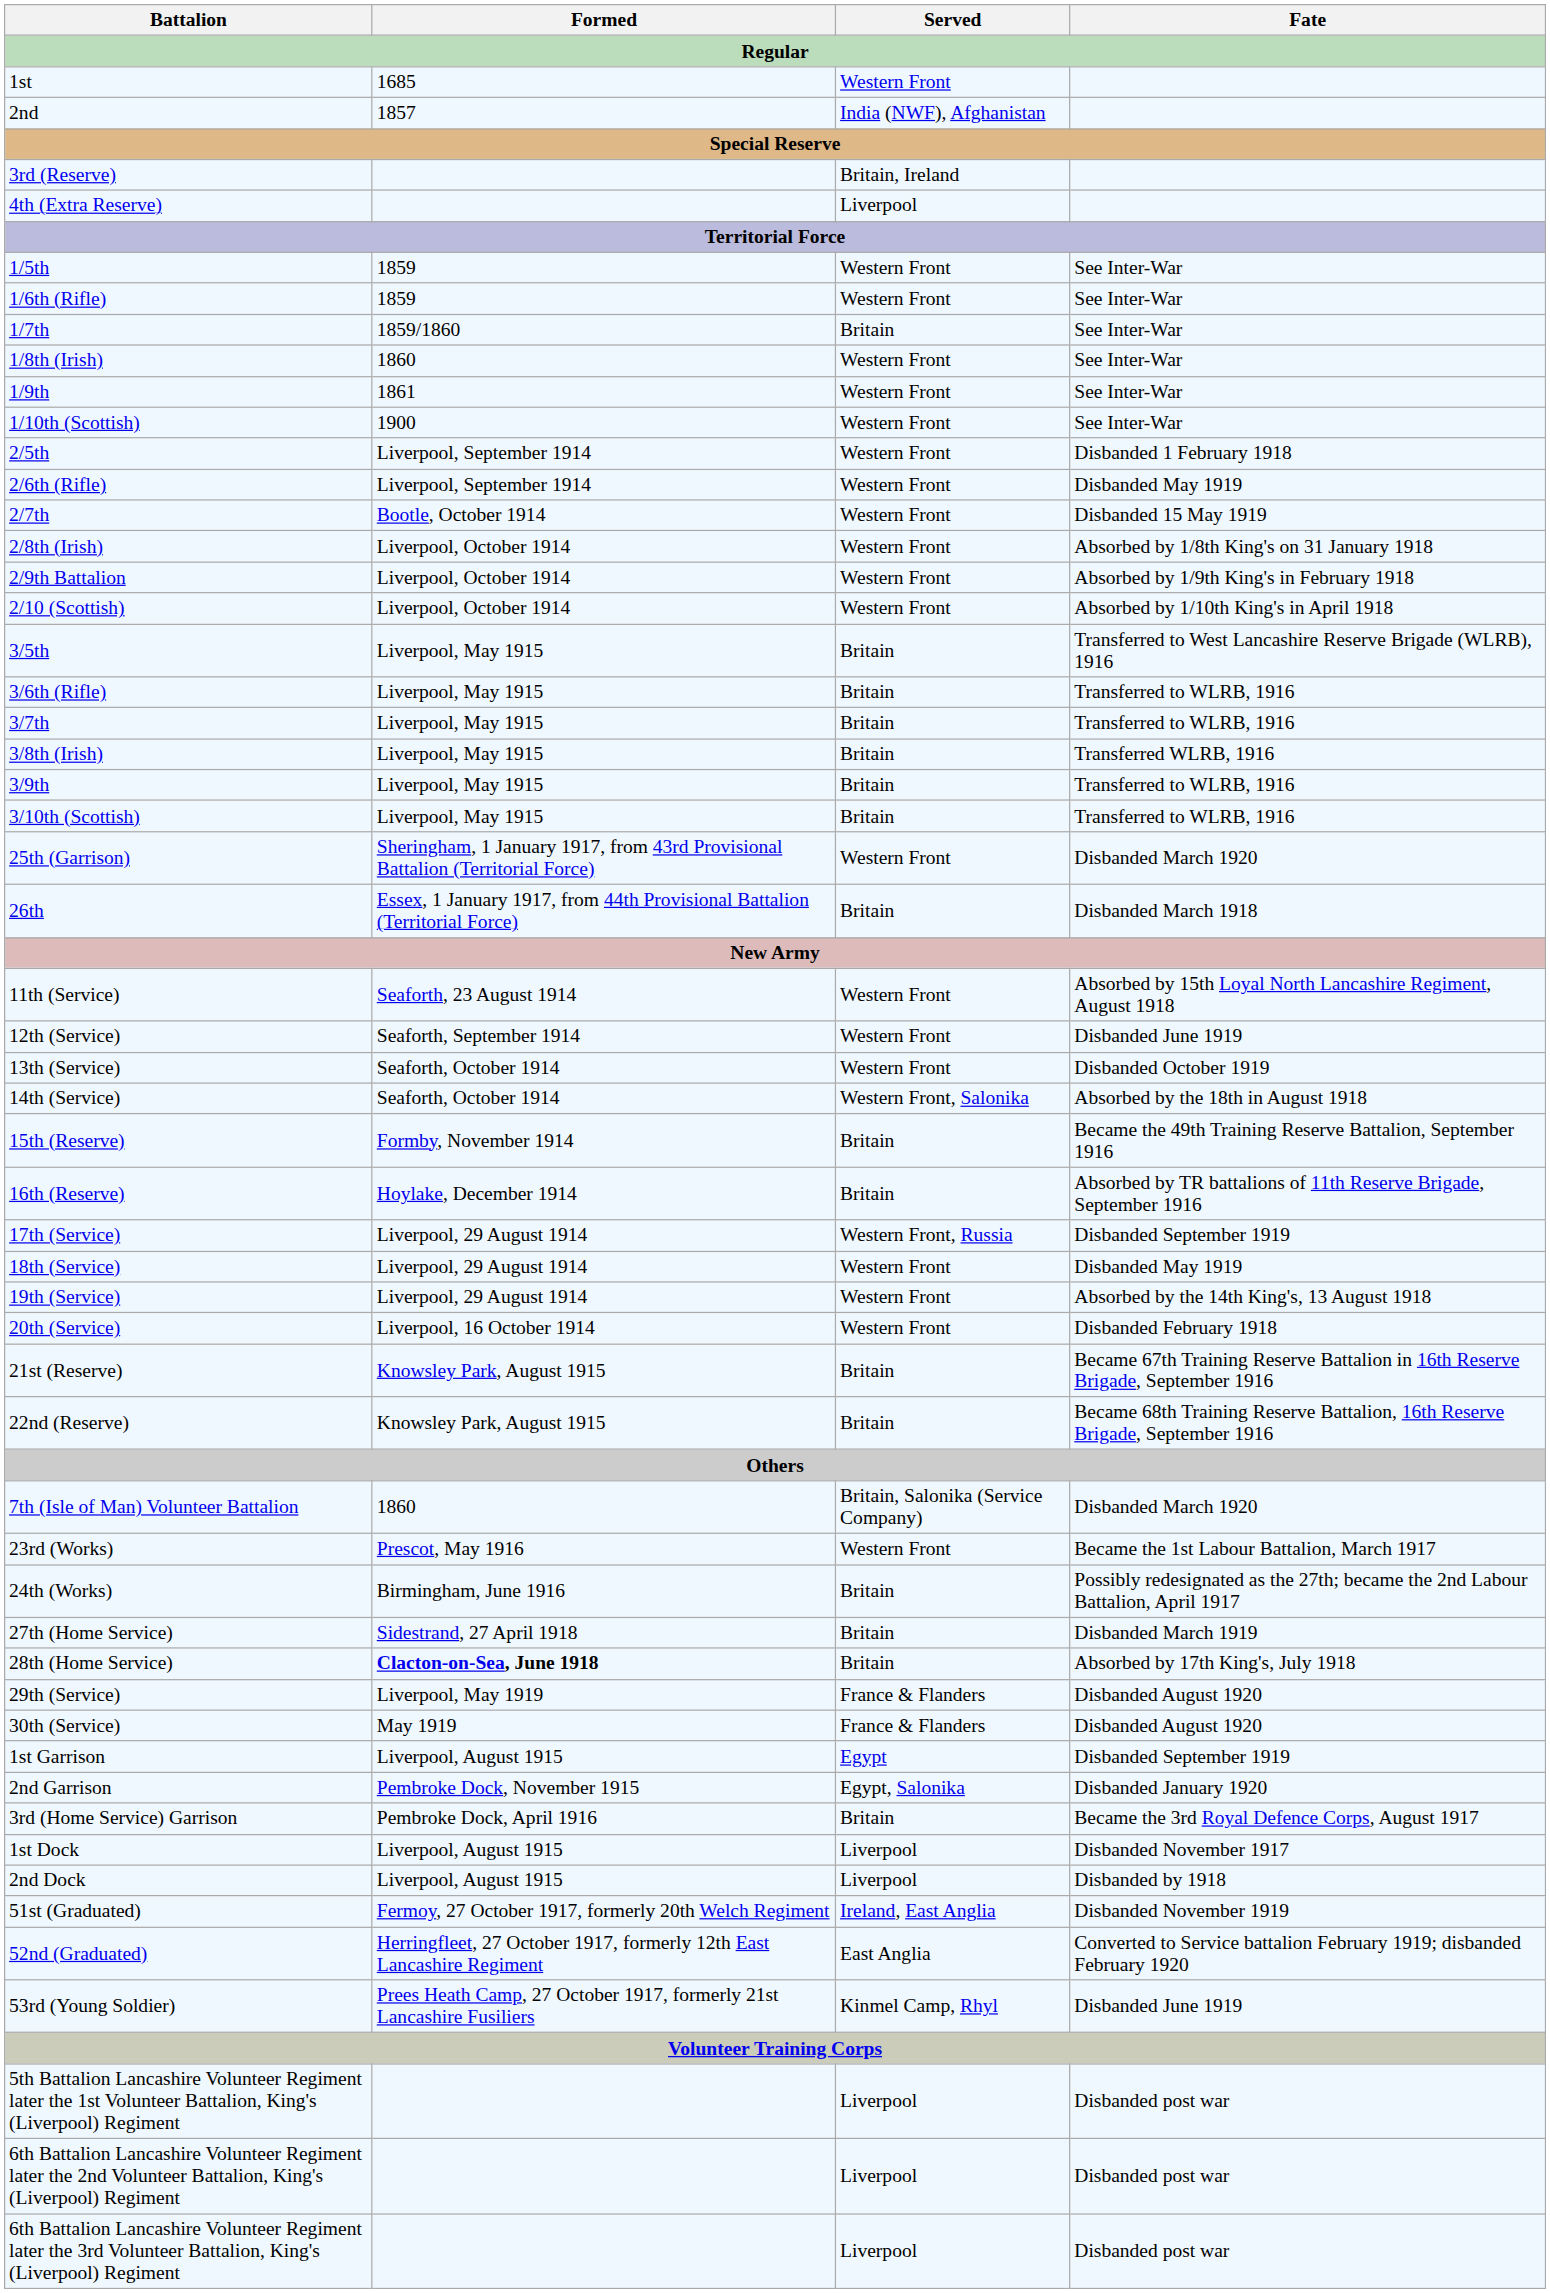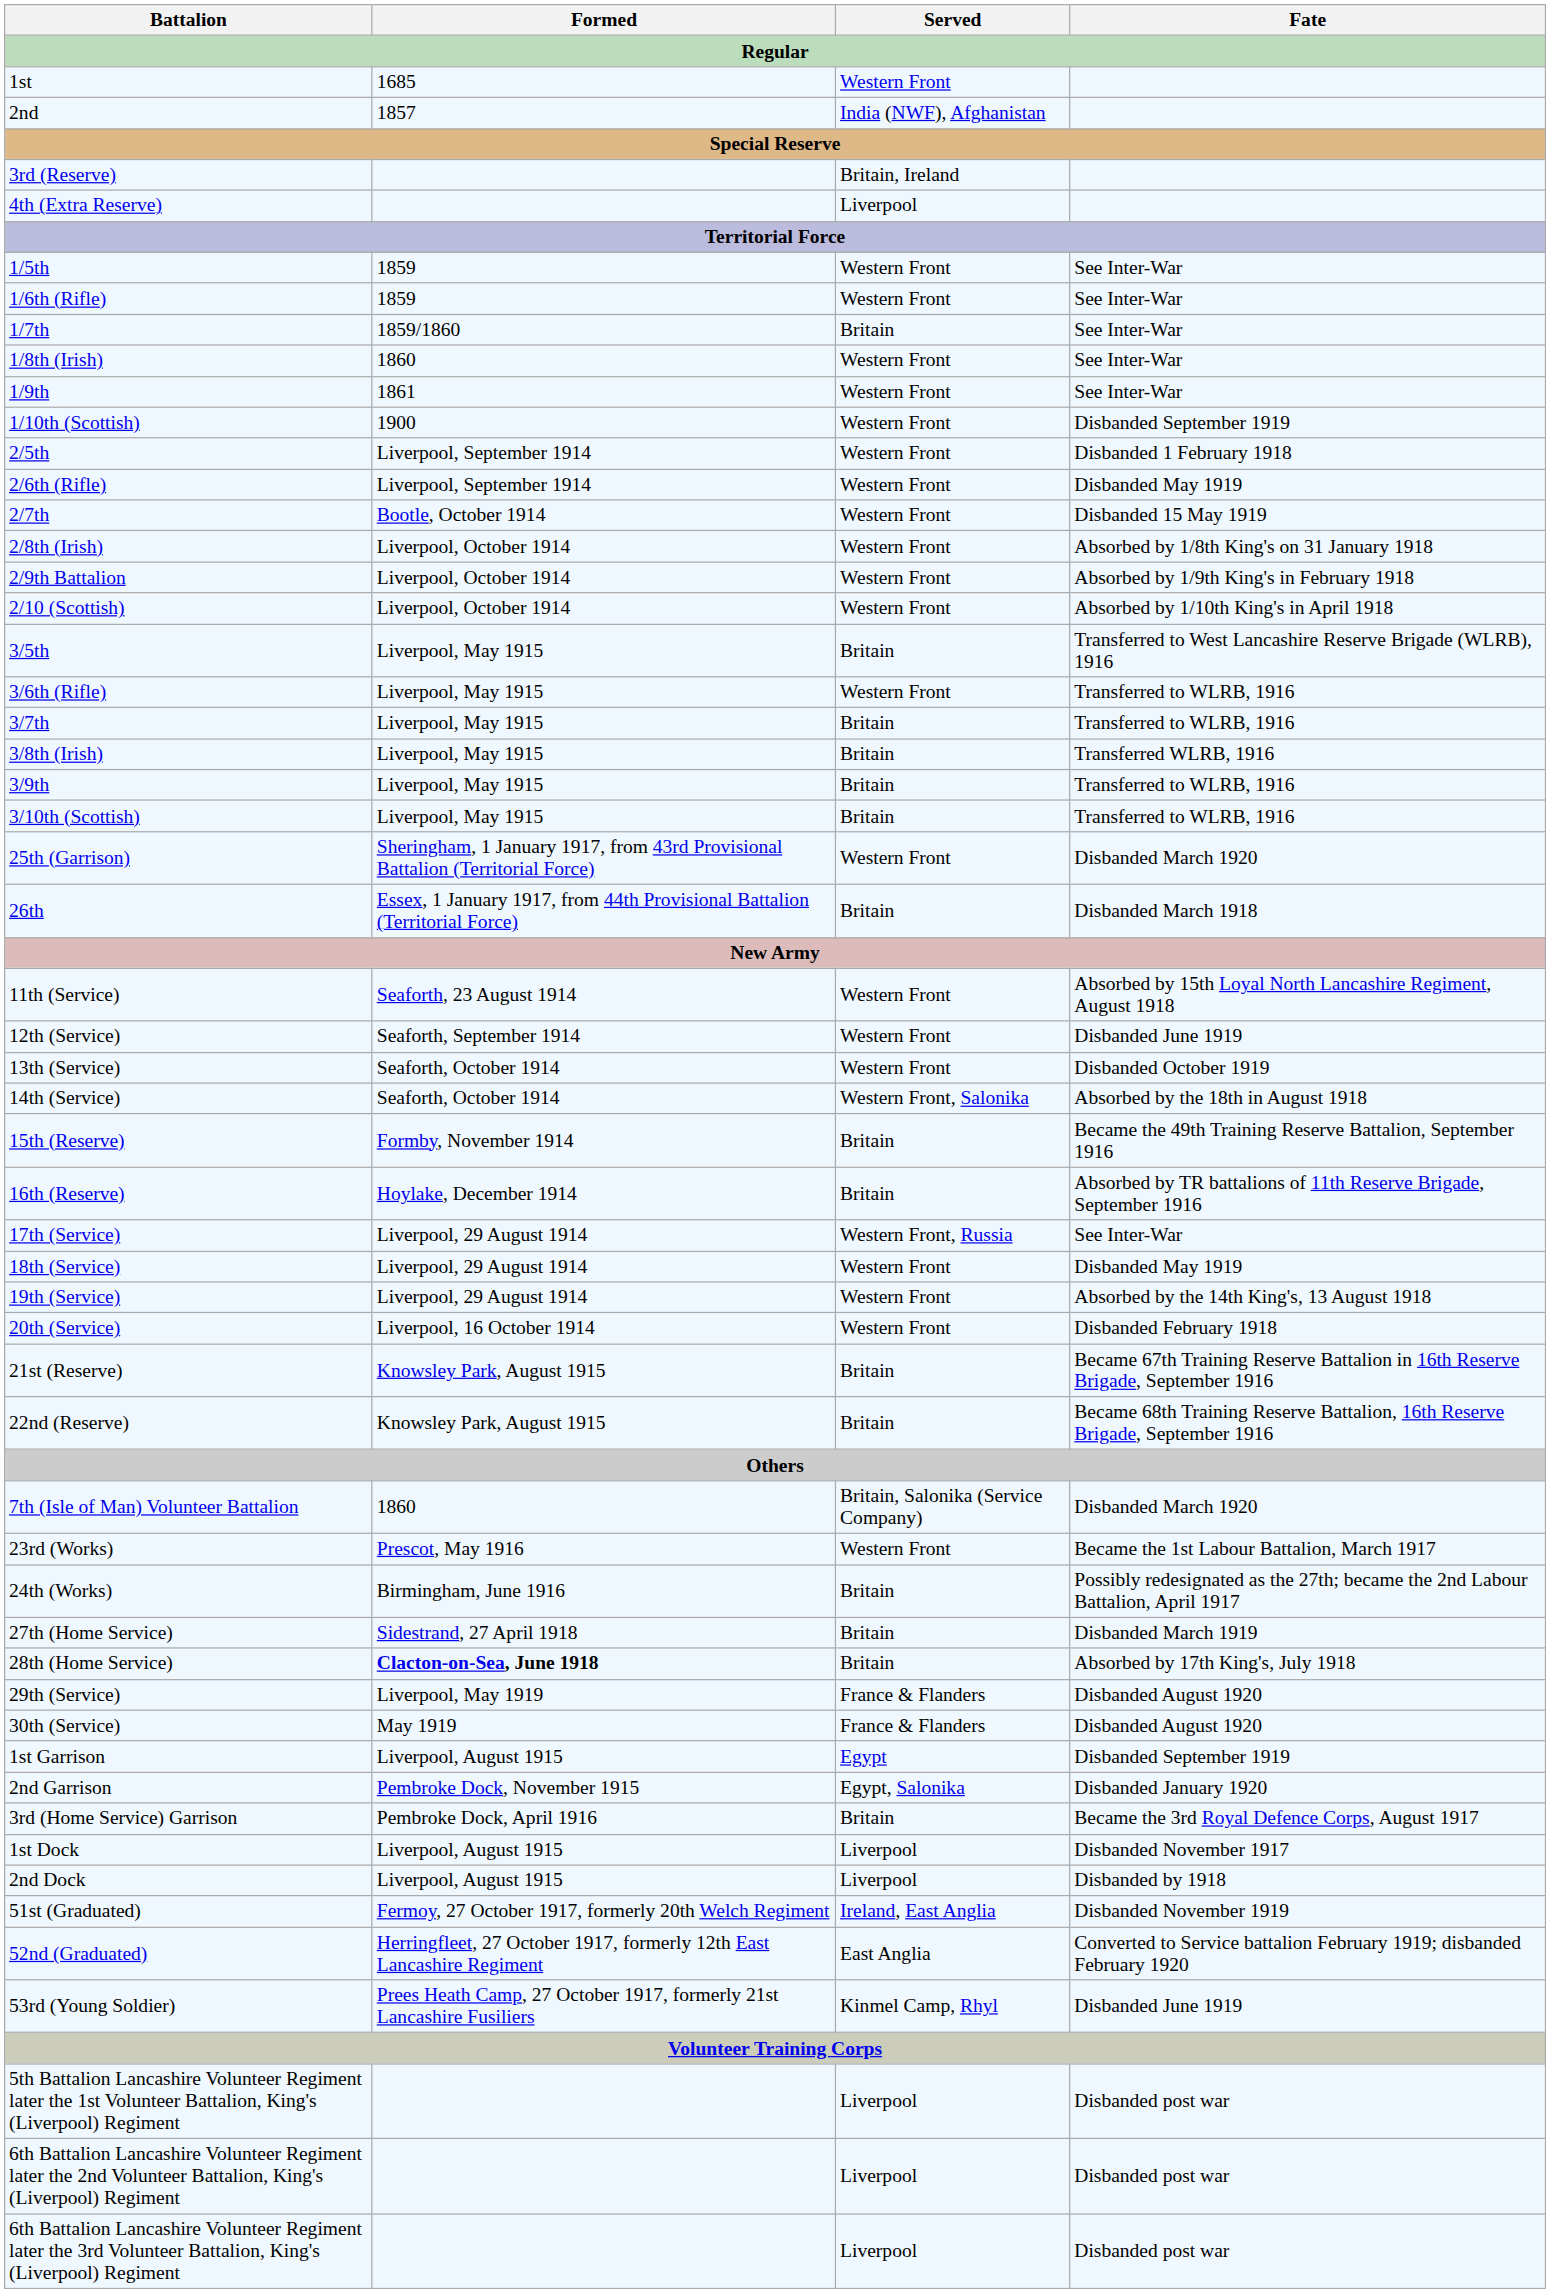(1128, 422) See Inter-War -> (1182, 422) Disbanded September 1919
(867, 692) Britain -> (895, 692) Western Front
(1182, 1235) Disbanded September 1919 -> (1128, 1235) See Inter-War
